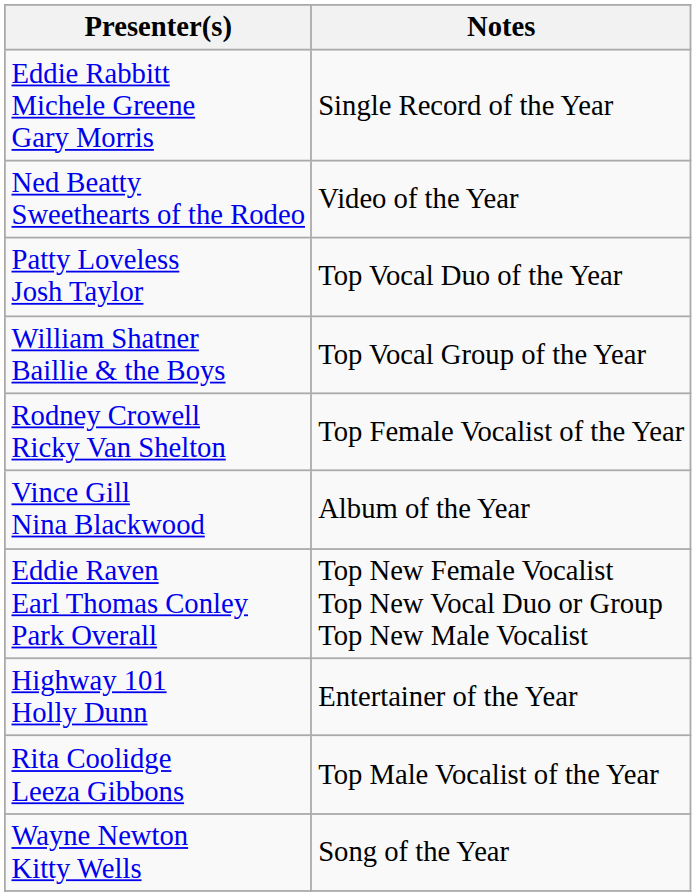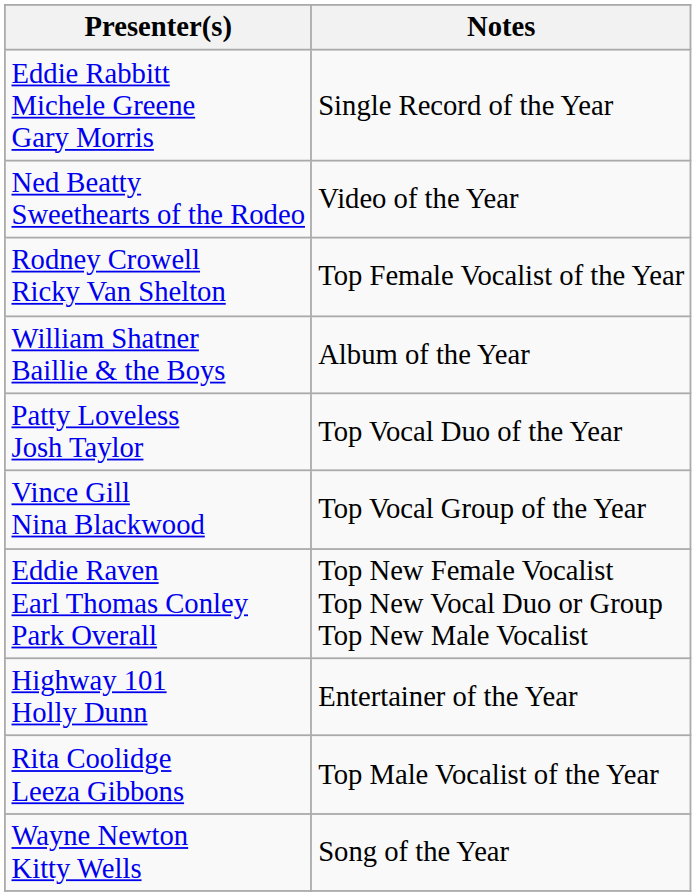rows swapped: (95, 276) <-> (119, 431)
(482, 353) Top Vocal Group of the Year -> (424, 353) Album of the Year
(424, 509) Album of the Year -> (482, 509) Top Vocal Group of the Year
